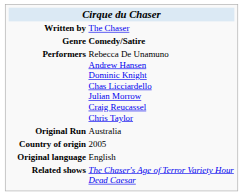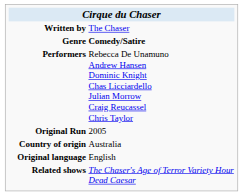(105, 130) Australia -> (97, 130) 2005
(97, 143) 2005 -> (105, 143) Australia
